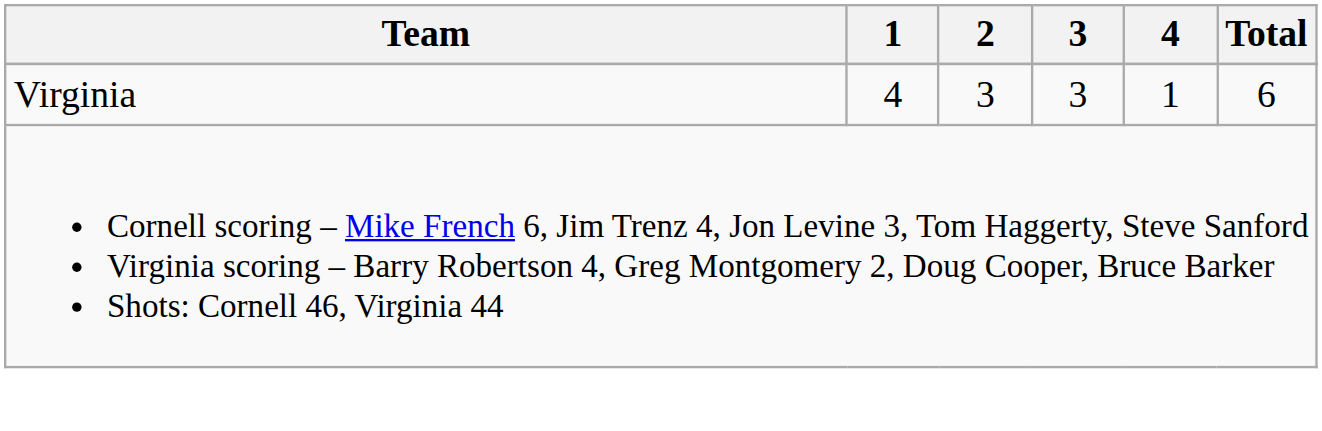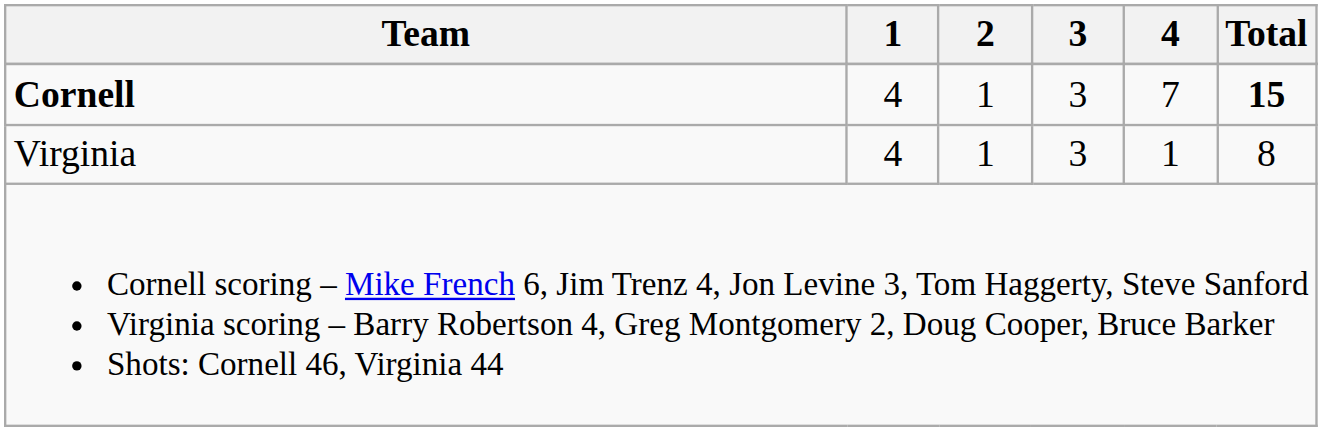+ row: (74, 93)
(985, 93) 3 -> (985, 153) 1
(1266, 93) 6 -> (1266, 153) 8
